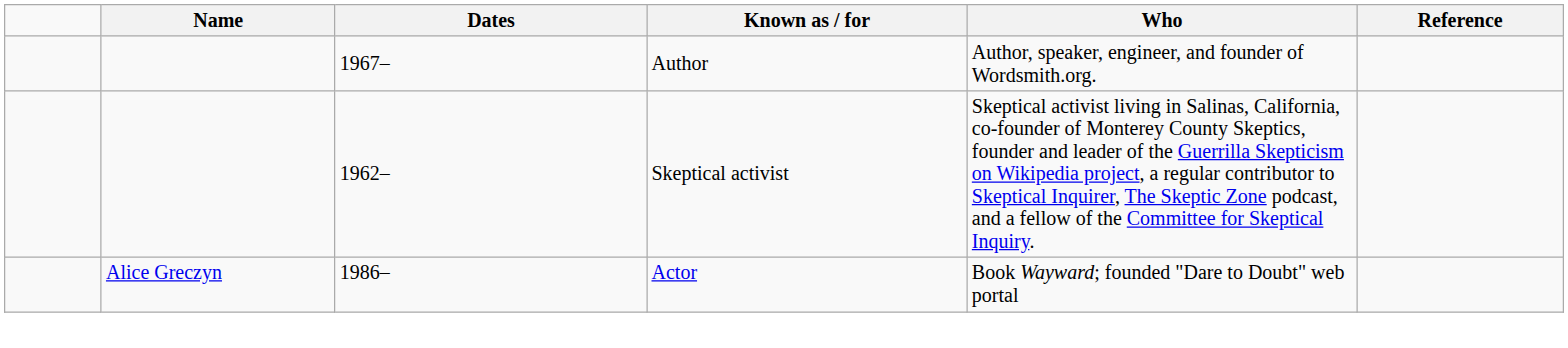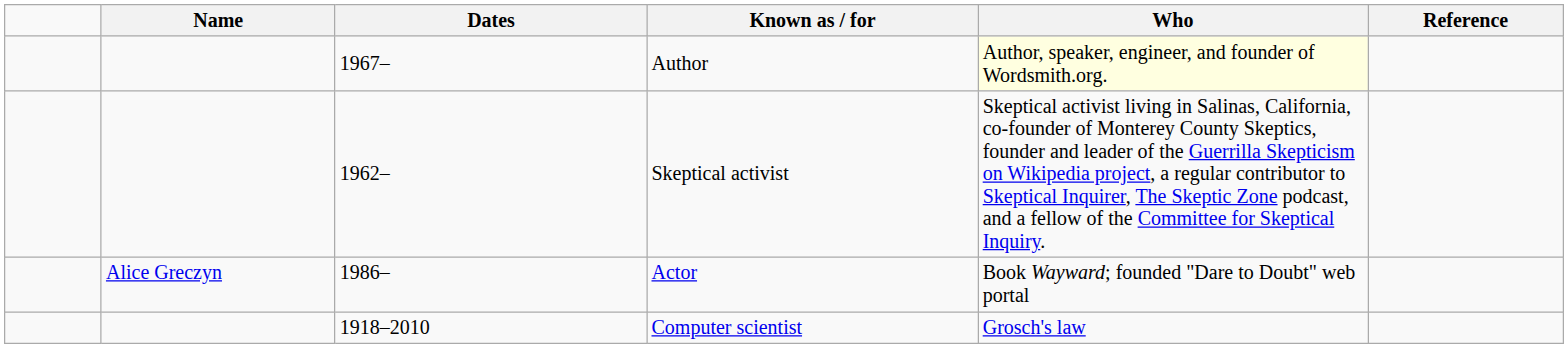(1138, 63) no background -> (1149, 63) lightyellow background
+ row: (727, 327)
